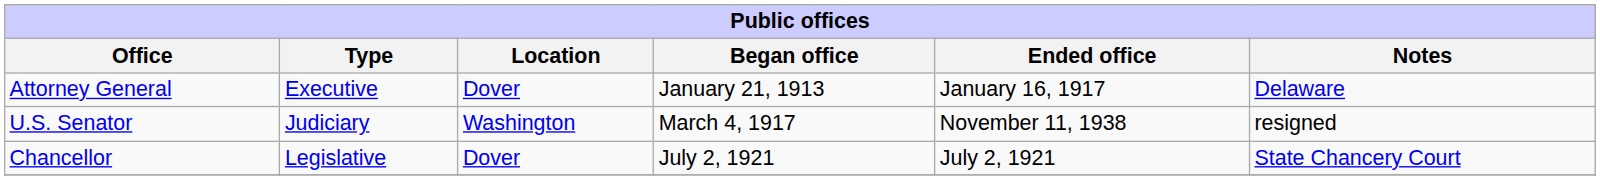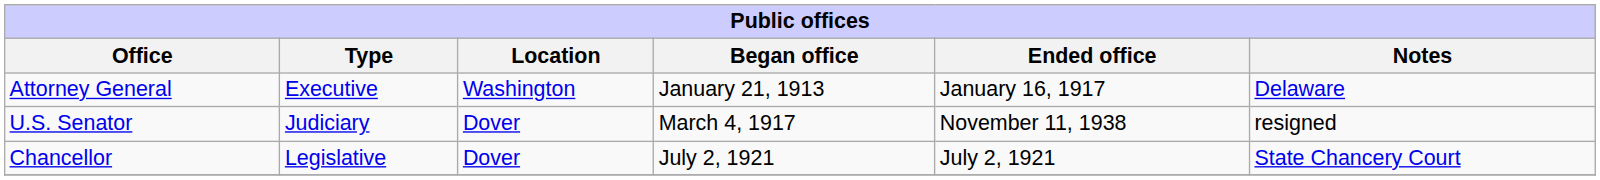(491, 89) Dover -> (519, 89) Washington
(519, 123) Washington -> (491, 123) Dover
